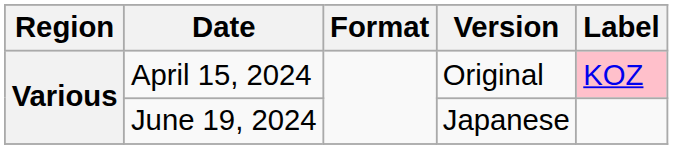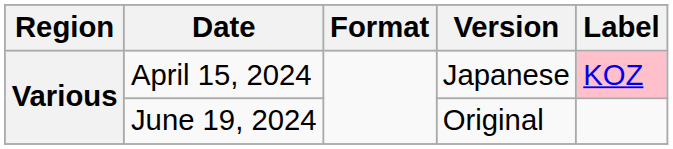(493, 74) Original -> (506, 74) Japanese
(506, 120) Japanese -> (493, 120) Original
